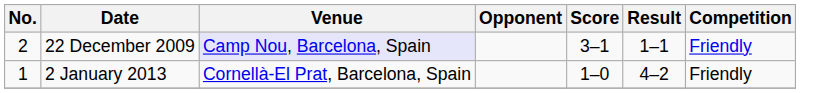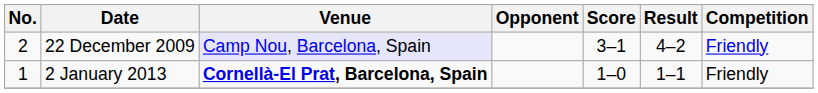(654, 46) 1–1 -> (671, 46) 4–2
(337, 74) normal -> (345, 74) bold
(654, 74) 4–2 -> (671, 74) 1–1
